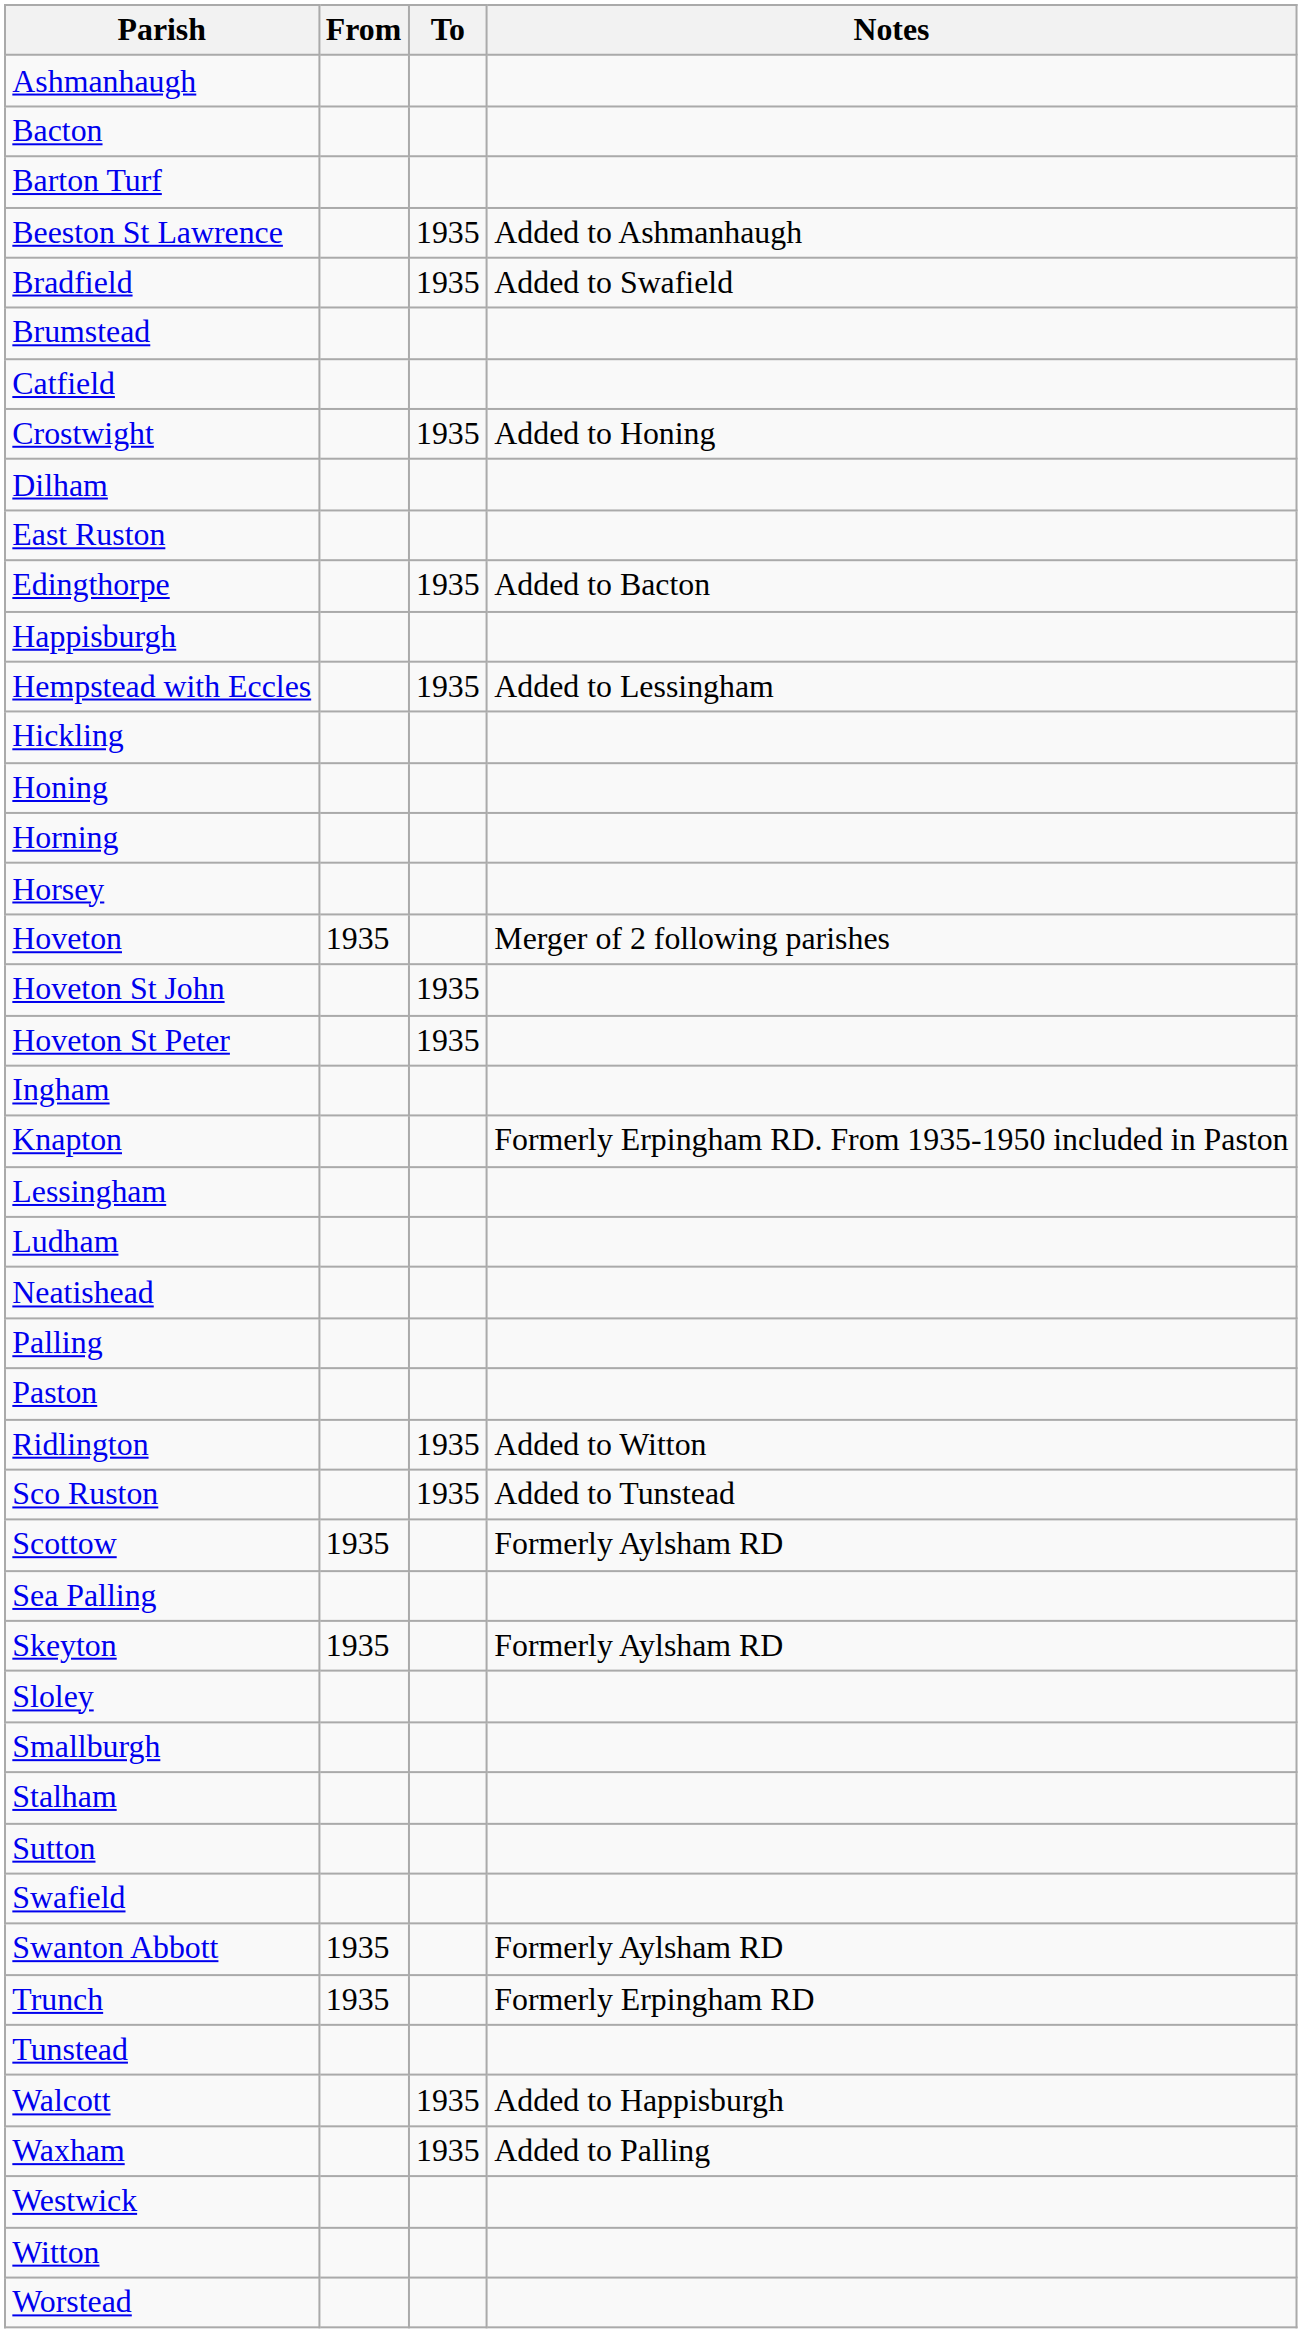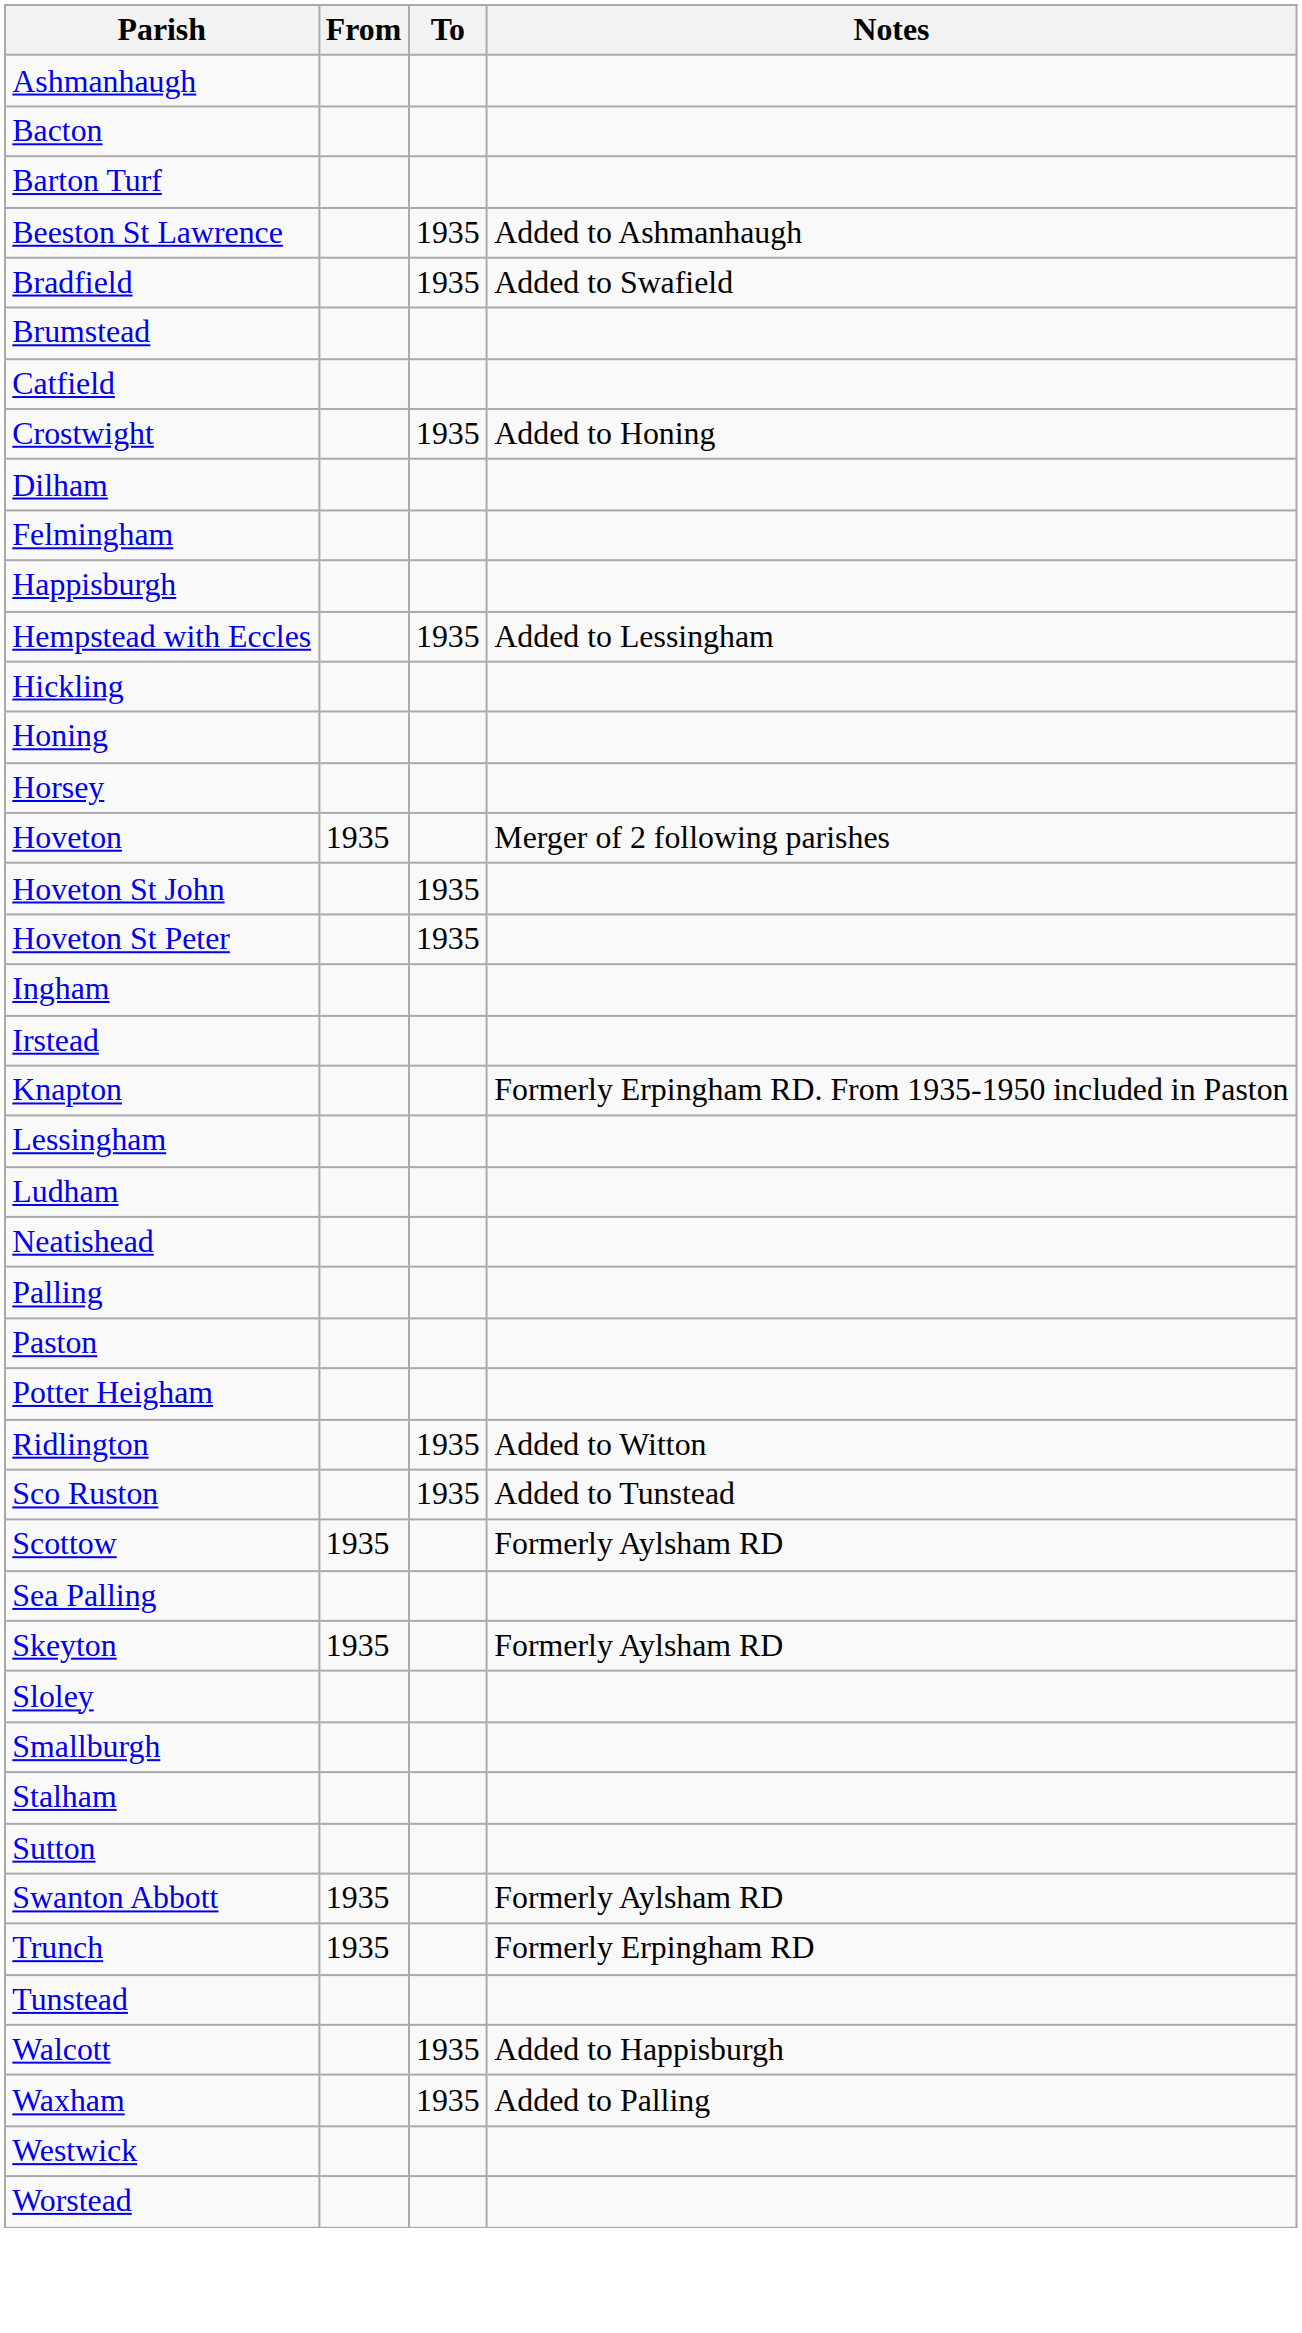- row: (89, 534)
- row: (91, 585)
+ row: (93, 534)
- row: (65, 837)
+ row: (56, 1039)
+ row: (113, 1393)
- row: (69, 1898)
- row: (56, 2251)
